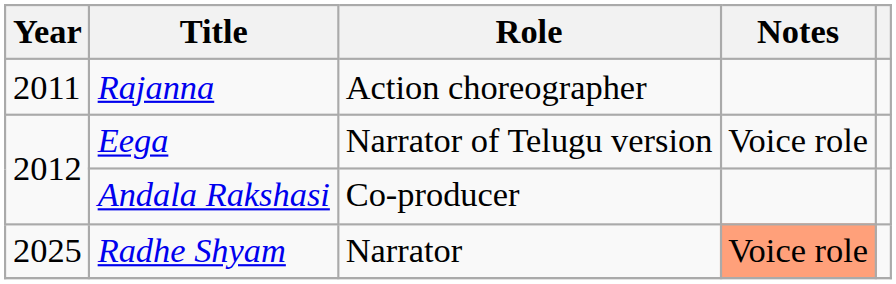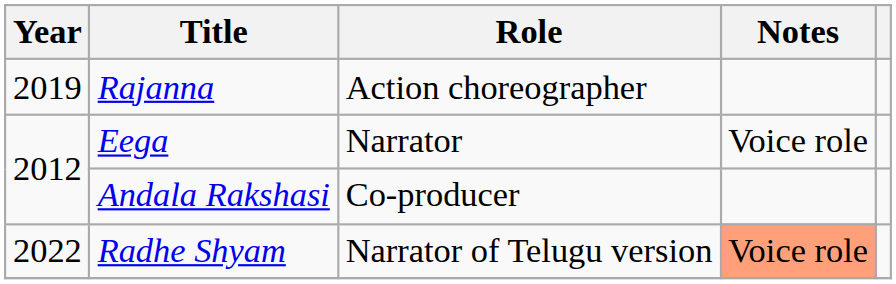(47, 86) 2011 -> (47, 86) 2019
(529, 140) Narrator of Telugu version -> (404, 140) Narrator
(47, 250) 2025 -> (47, 250) 2022
(404, 250) Narrator -> (529, 250) Narrator of Telugu version
